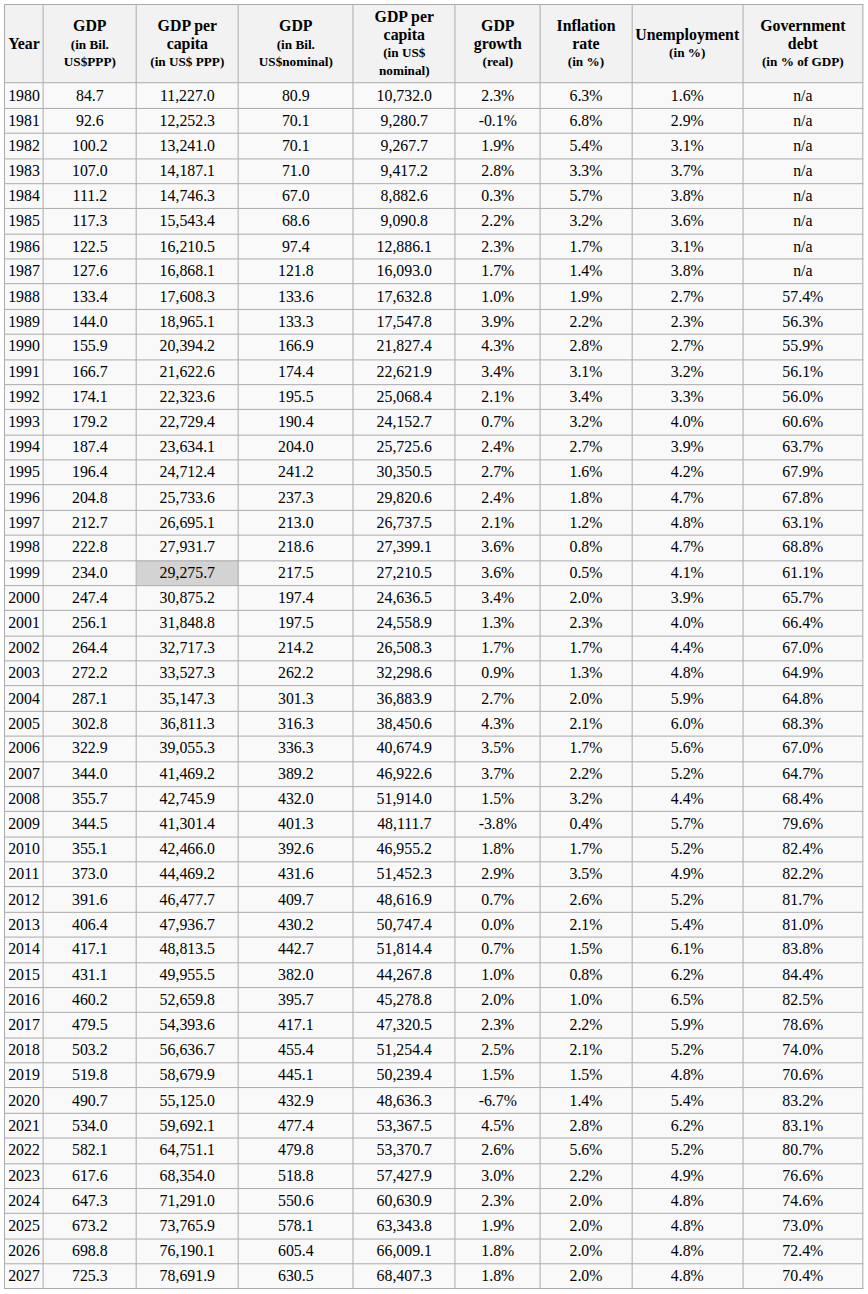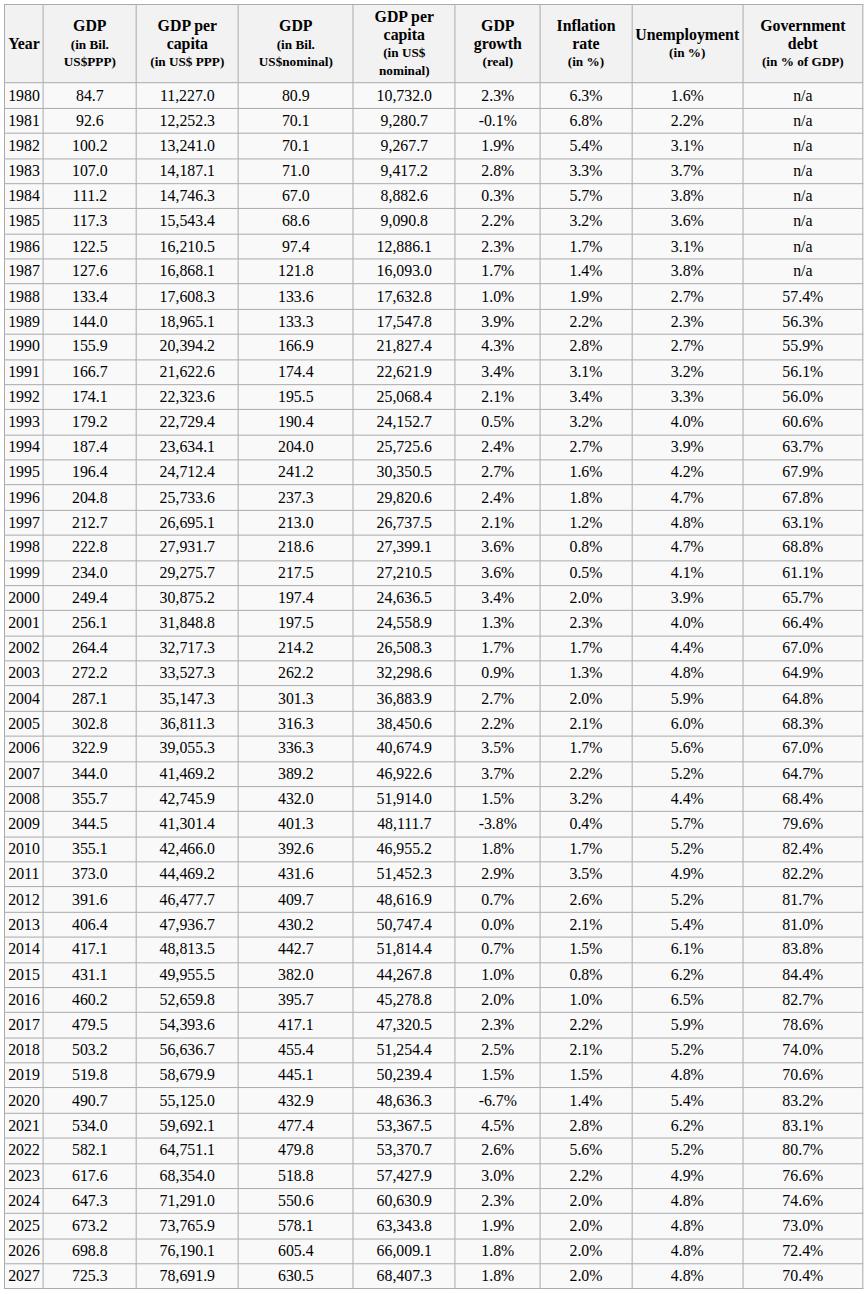(687, 120) 2.9% -> (687, 120) 2.2%
(498, 422) 0.7% -> (498, 422) 0.5%
(187, 572) lightgrey background -> (187, 572) no background
(90, 598) 247.4 -> (90, 598) 249.4
(498, 723) 4.3% -> (498, 723) 2.2%
(803, 1000) 82.5% -> (803, 1000) 82.7%
